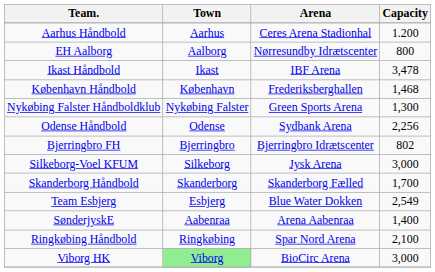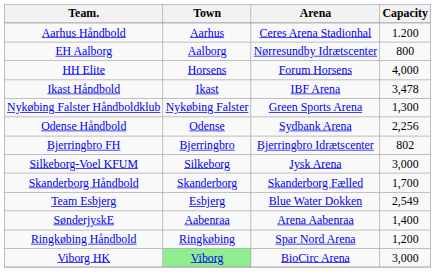+ row: (84, 70)
- row: (84, 88)
(405, 239) 2,100 -> (405, 239) 1,200
